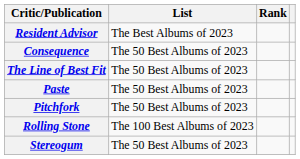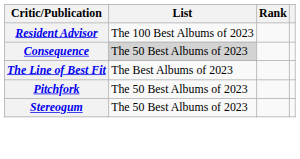(172, 32) The Best Albums of 2023 -> (182, 32) The 100 Best Albums of 2023
(179, 51) no background -> (179, 51) lightgrey background
(179, 70) The 50 Best Albums of 2023 -> (172, 70) The Best Albums of 2023
- row: (56, 88)
- row: (56, 126)
